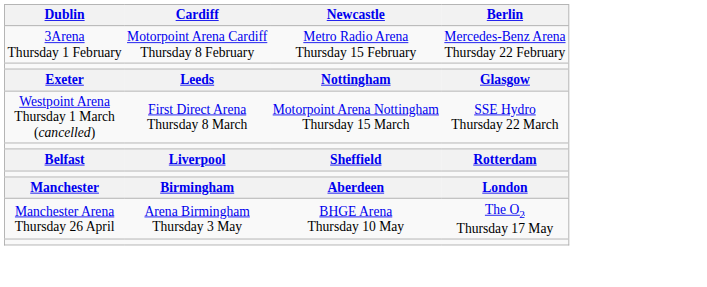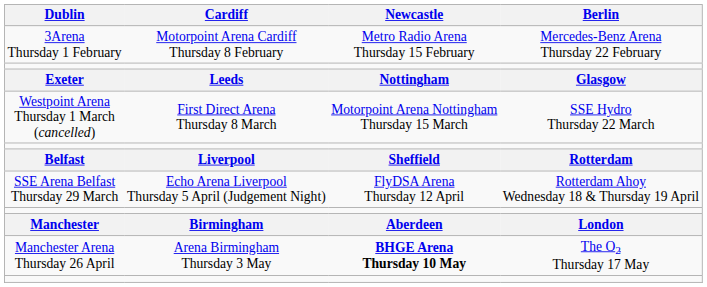+ row: (65, 189)
(356, 218) normal -> (414, 255) bold
